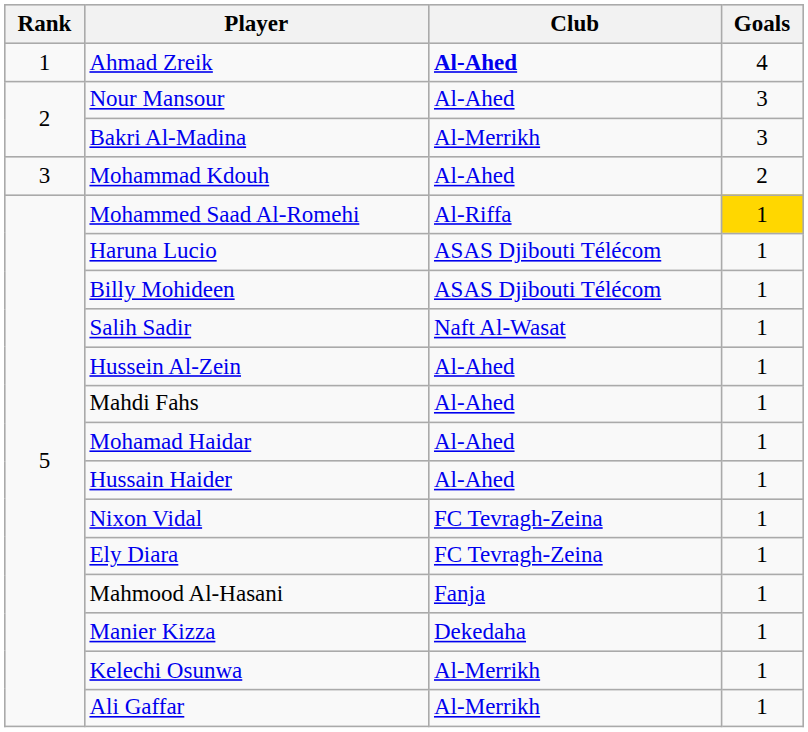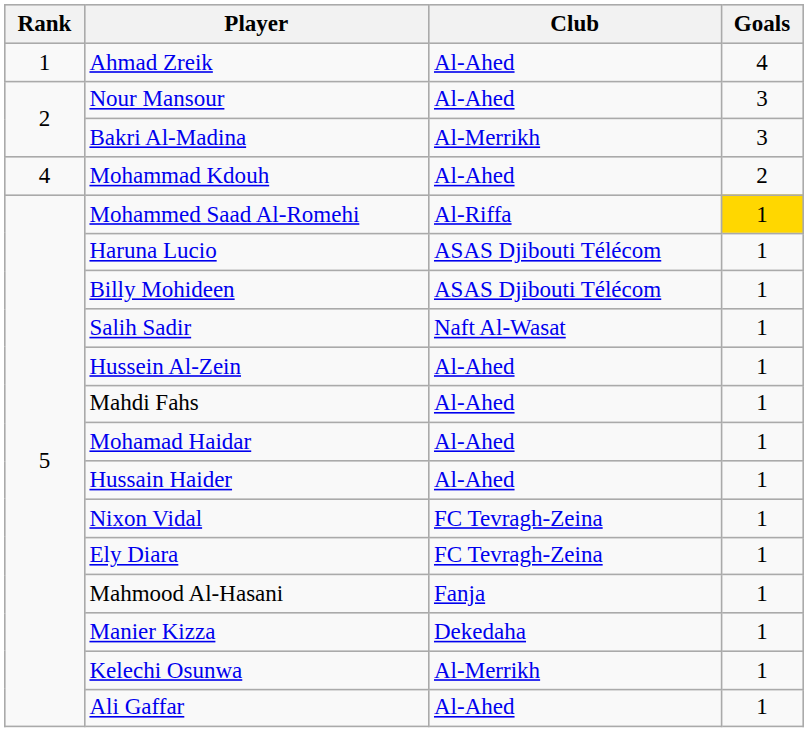(476, 61) bold -> (474, 61) normal
(44, 175) 3 -> (44, 175) 4
(487, 707) Al-Merrikh -> (474, 707) Al-Ahed
